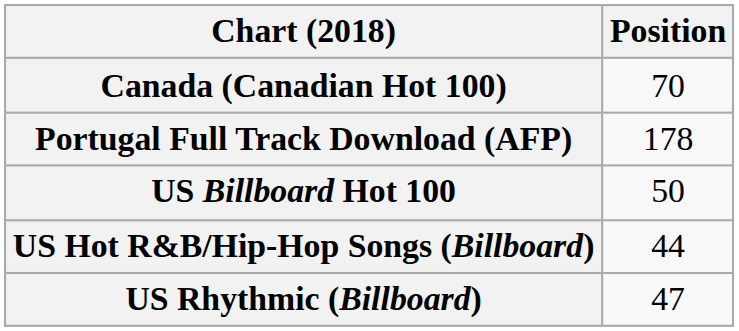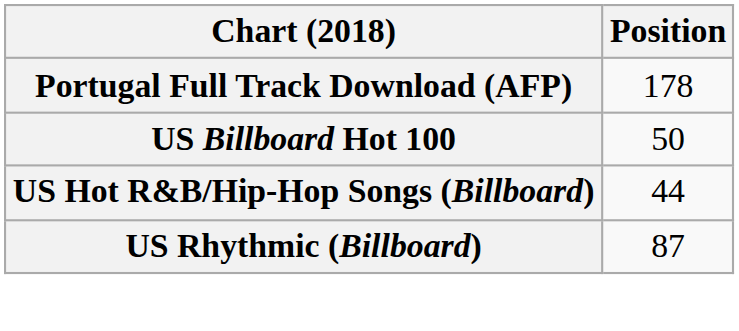- row: (304, 84)
(668, 298) 47 -> (668, 245) 87
